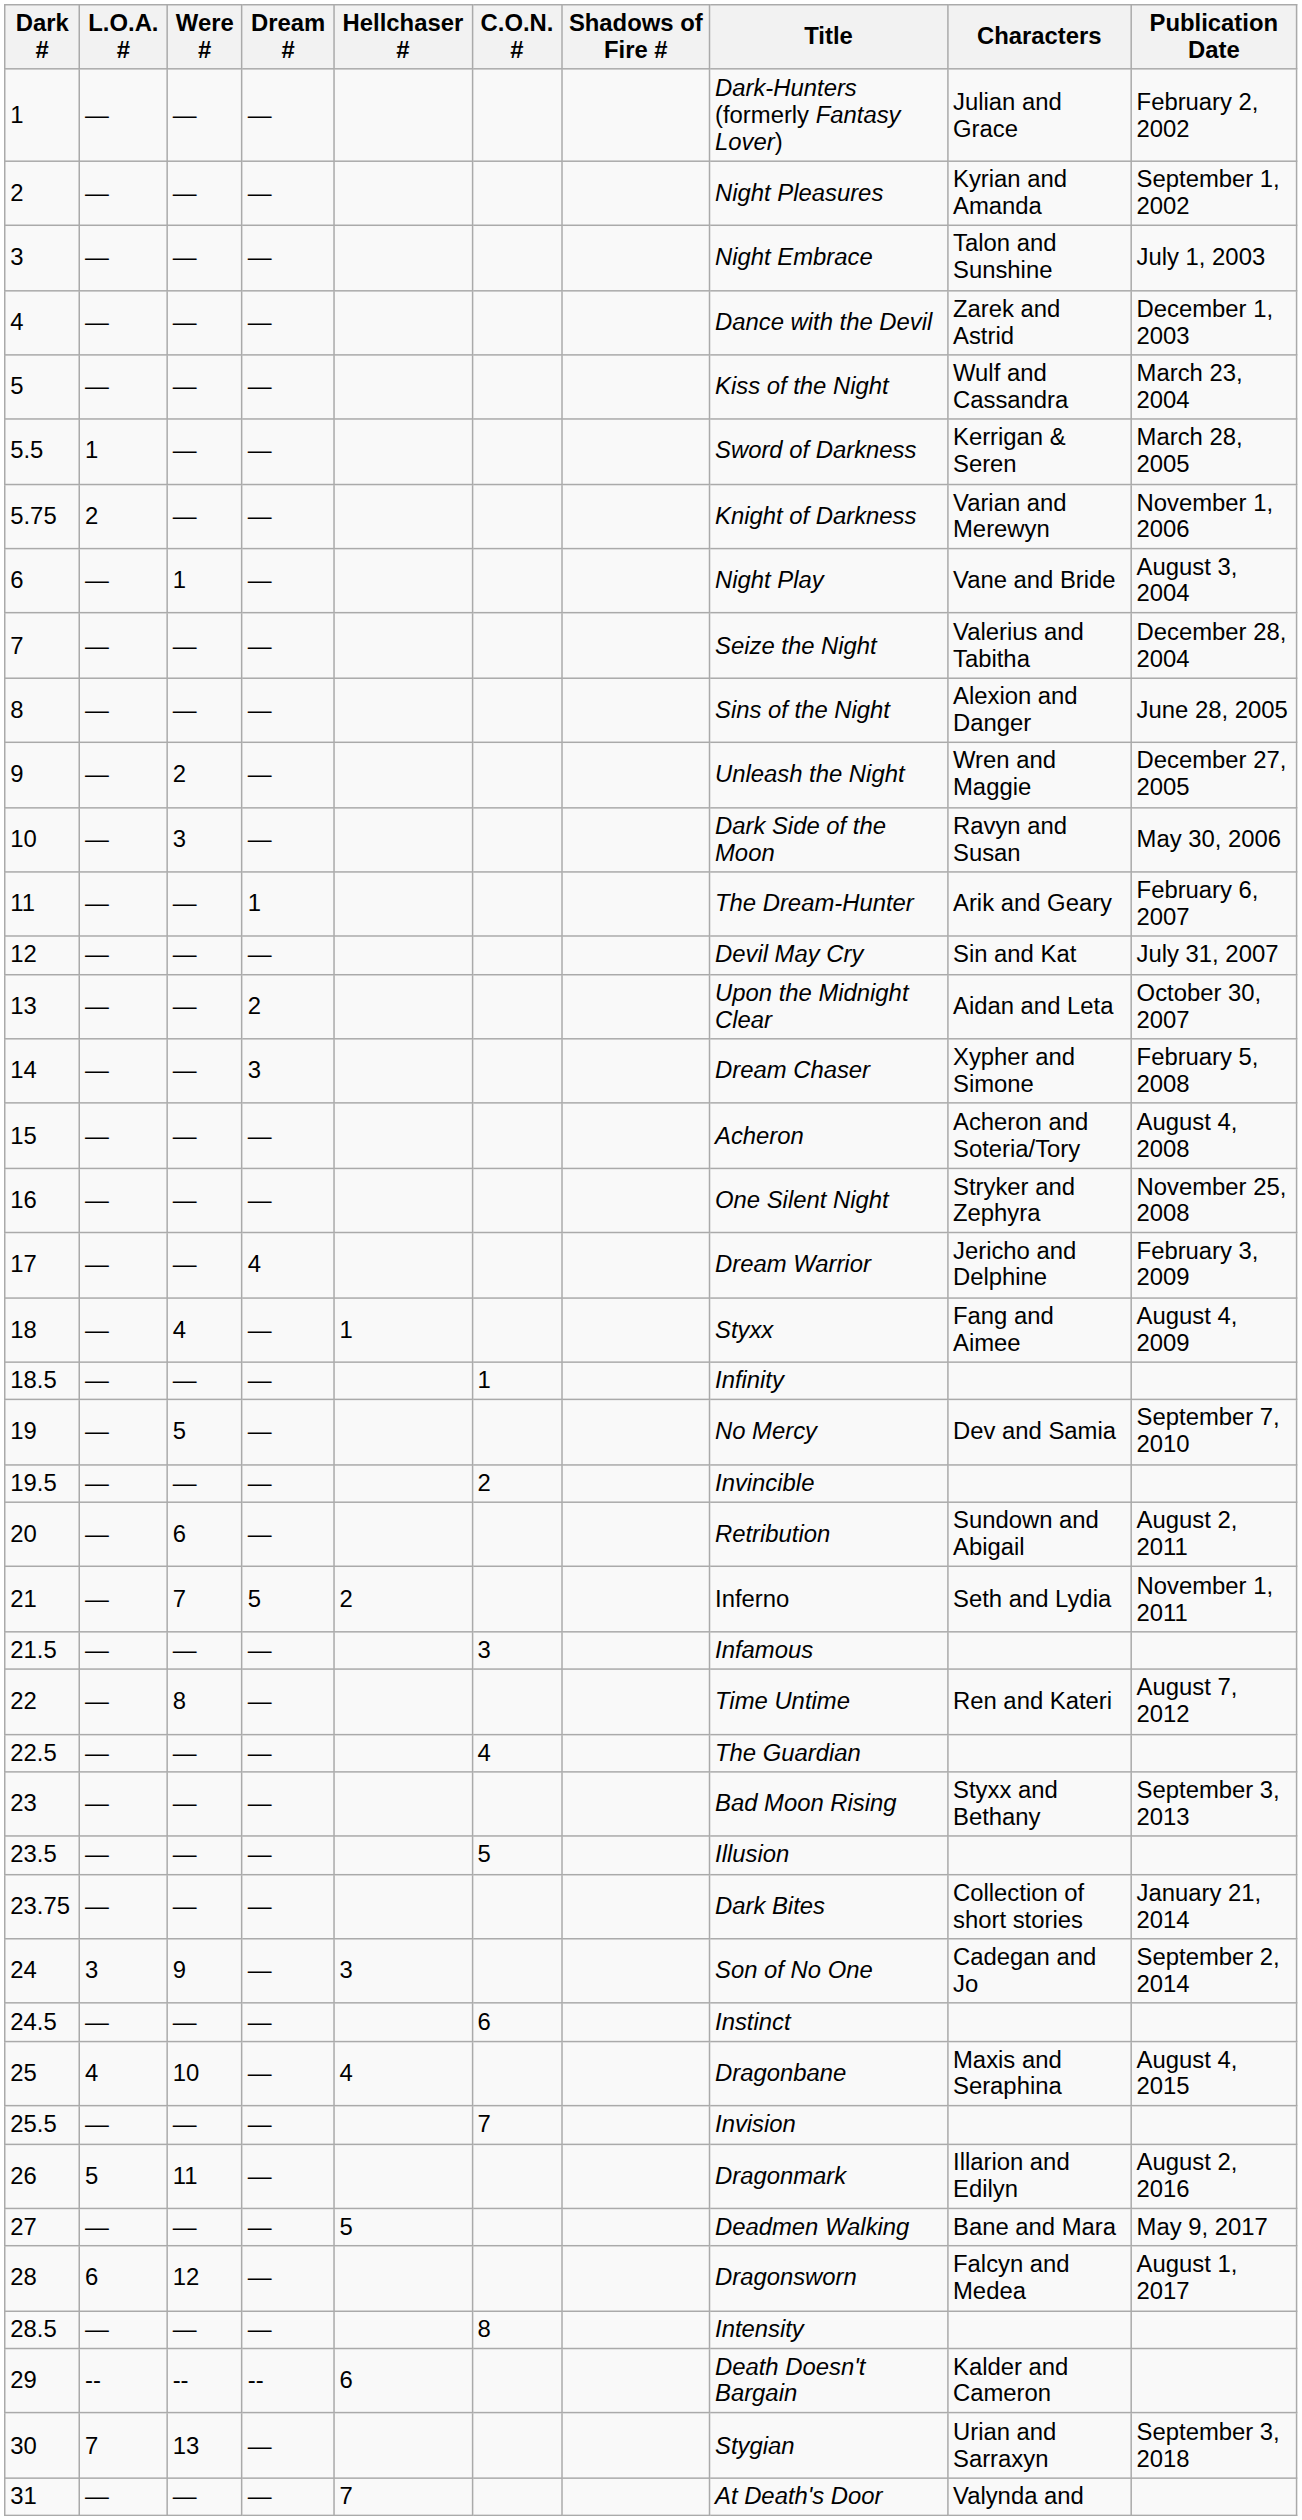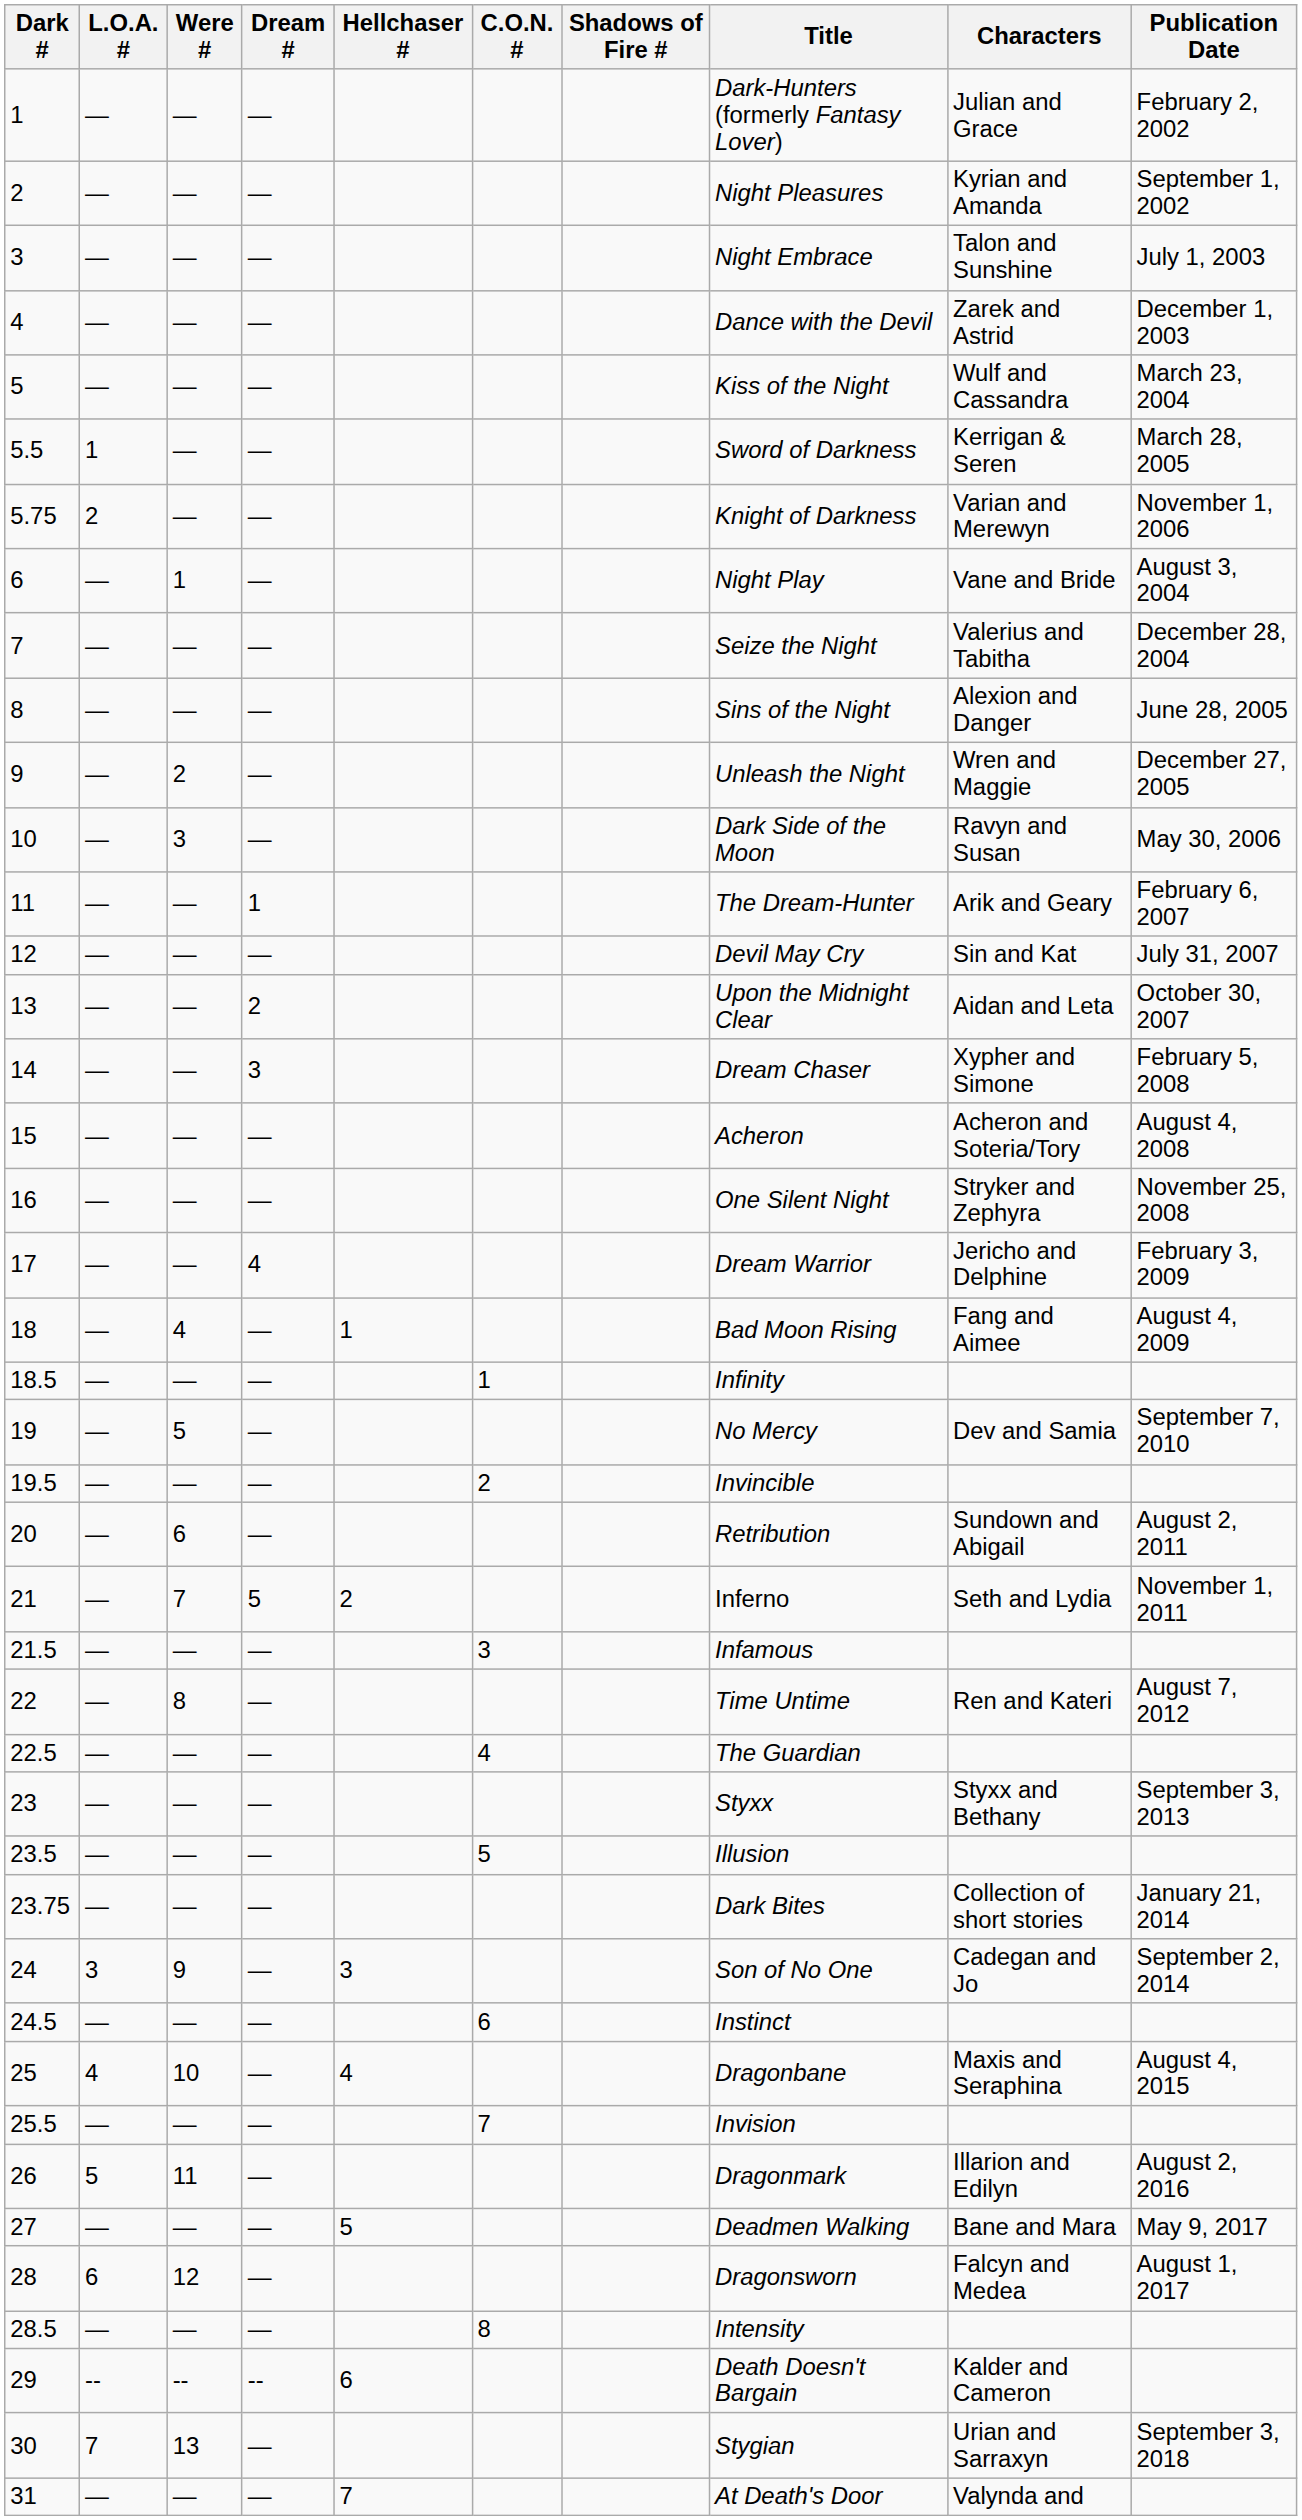(744, 1329) Styxx -> (806, 1329) Bad Moon Rising
(806, 1803) Bad Moon Rising -> (744, 1803) Styxx
